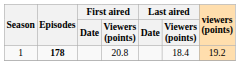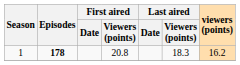(181, 53) 18.4 -> (181, 53) 18.3
(217, 53) 19.2 -> (217, 53) 16.2
